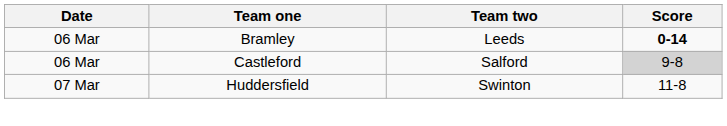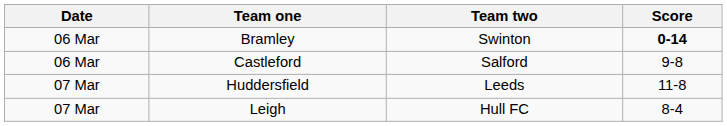(504, 39) Leeds -> (504, 39) Swinton
(672, 62) lightgrey background -> (672, 62) no background
(504, 86) Swinton -> (504, 86) Leeds
+ row: (268, 109)
